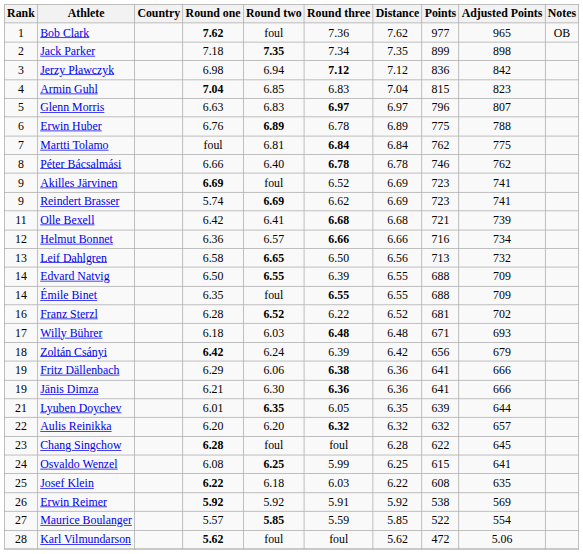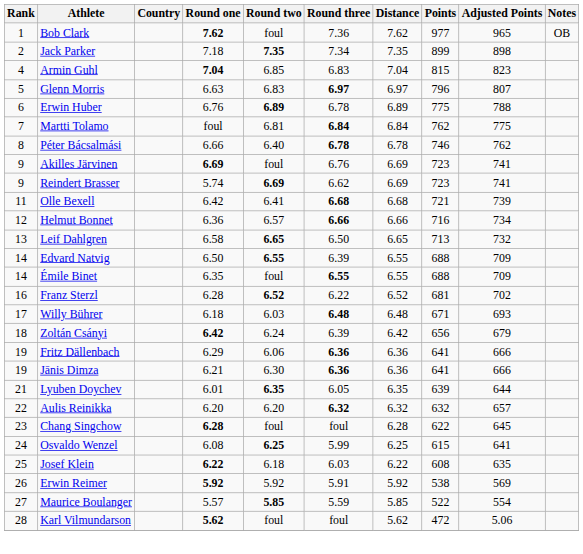- row: (77, 70)
(339, 182) 6.52 -> (339, 164) 6.76
(397, 257) 6.56 -> (397, 239) 6.65
(339, 370) 6.38 -> (339, 351) 6.36
